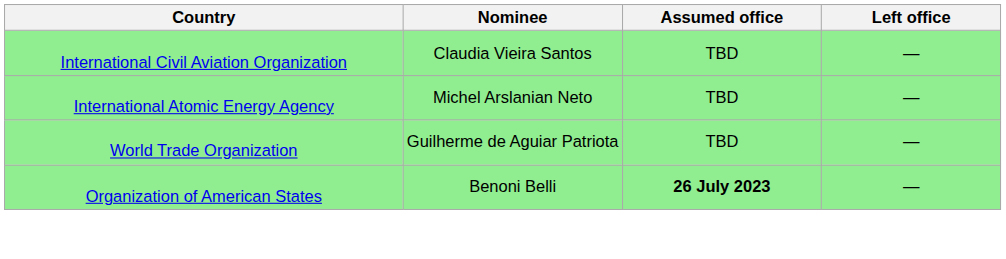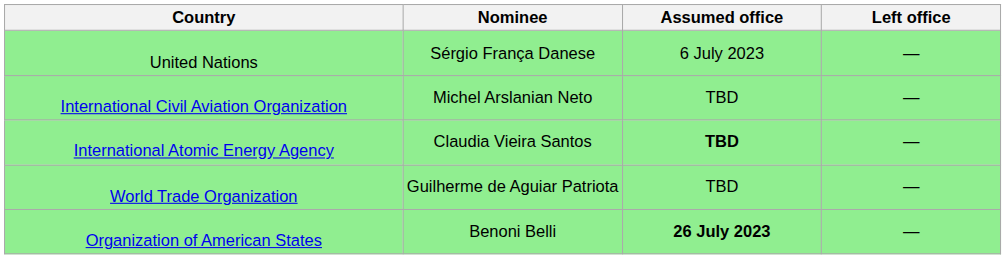+ row: (204, 62)
(513, 52) Claudia Vieira Santos -> (513, 97) Michel Arslanian Neto
(513, 97) Michel Arslanian Neto -> (513, 142) Claudia Vieira Santos
(722, 97) normal -> (722, 142) bold
